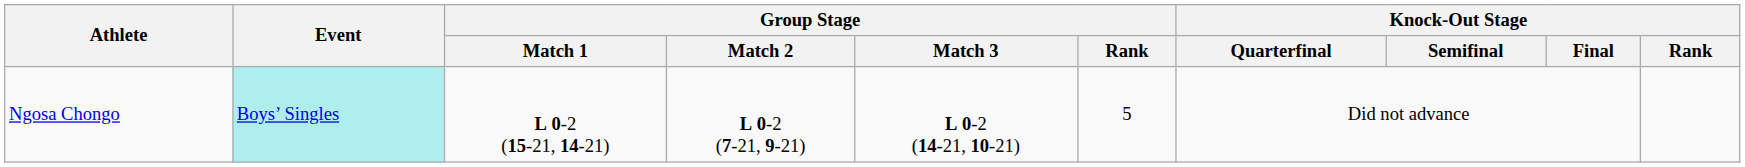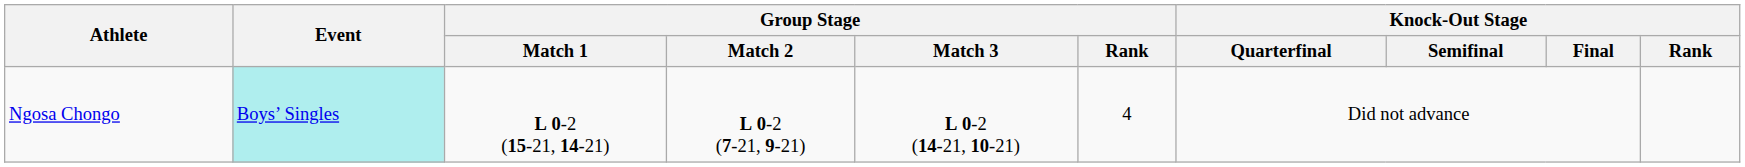(1127, 114) 5 -> (1127, 114) 4
